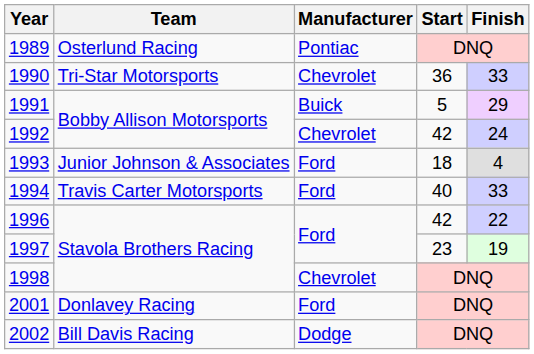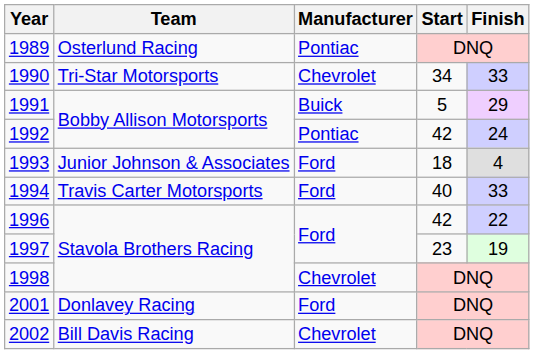(442, 77) 36 -> (442, 77) 34
(337, 134) Chevrolet -> (328, 134) Pontiac
(325, 335) Dodge -> (337, 335) Chevrolet
